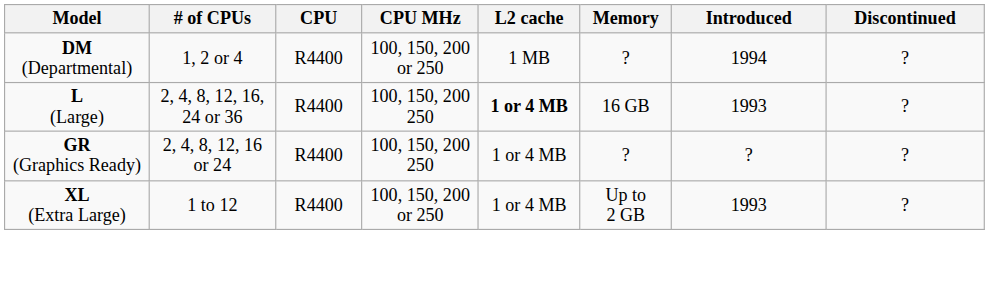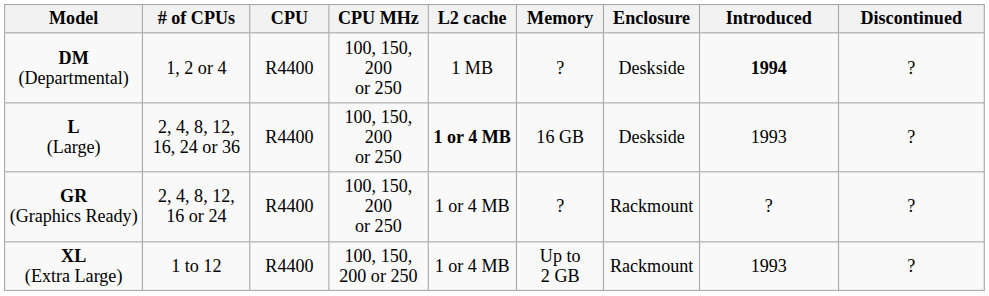+ column: (652, 18)
(749, 57) normal -> (769, 67) bold
(420, 106) 100, 150, 200 250 -> (378, 137) 100, 150, 200 or 250
(420, 155) 100, 150, 200 250 -> (378, 206) 100, 150, 200 or 250
